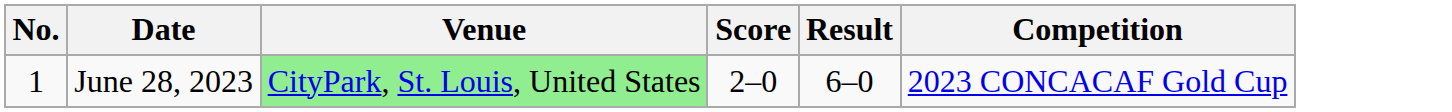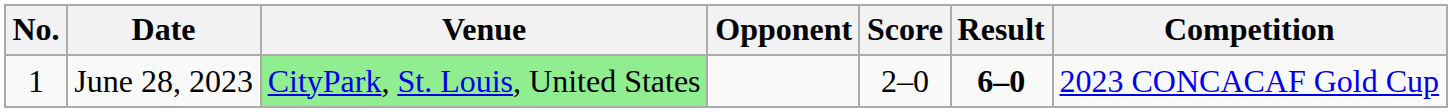+ column: (784, 29)
(849, 80) normal -> (1001, 80) bold
